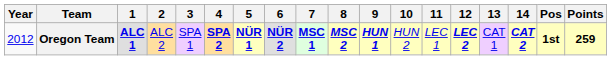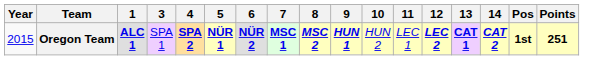- column: (162, 13)
(20, 39) 2012 -> (20, 39) 2015
(494, 39) normal -> (466, 39) bold
(585, 39) 259 -> (557, 39) 251
